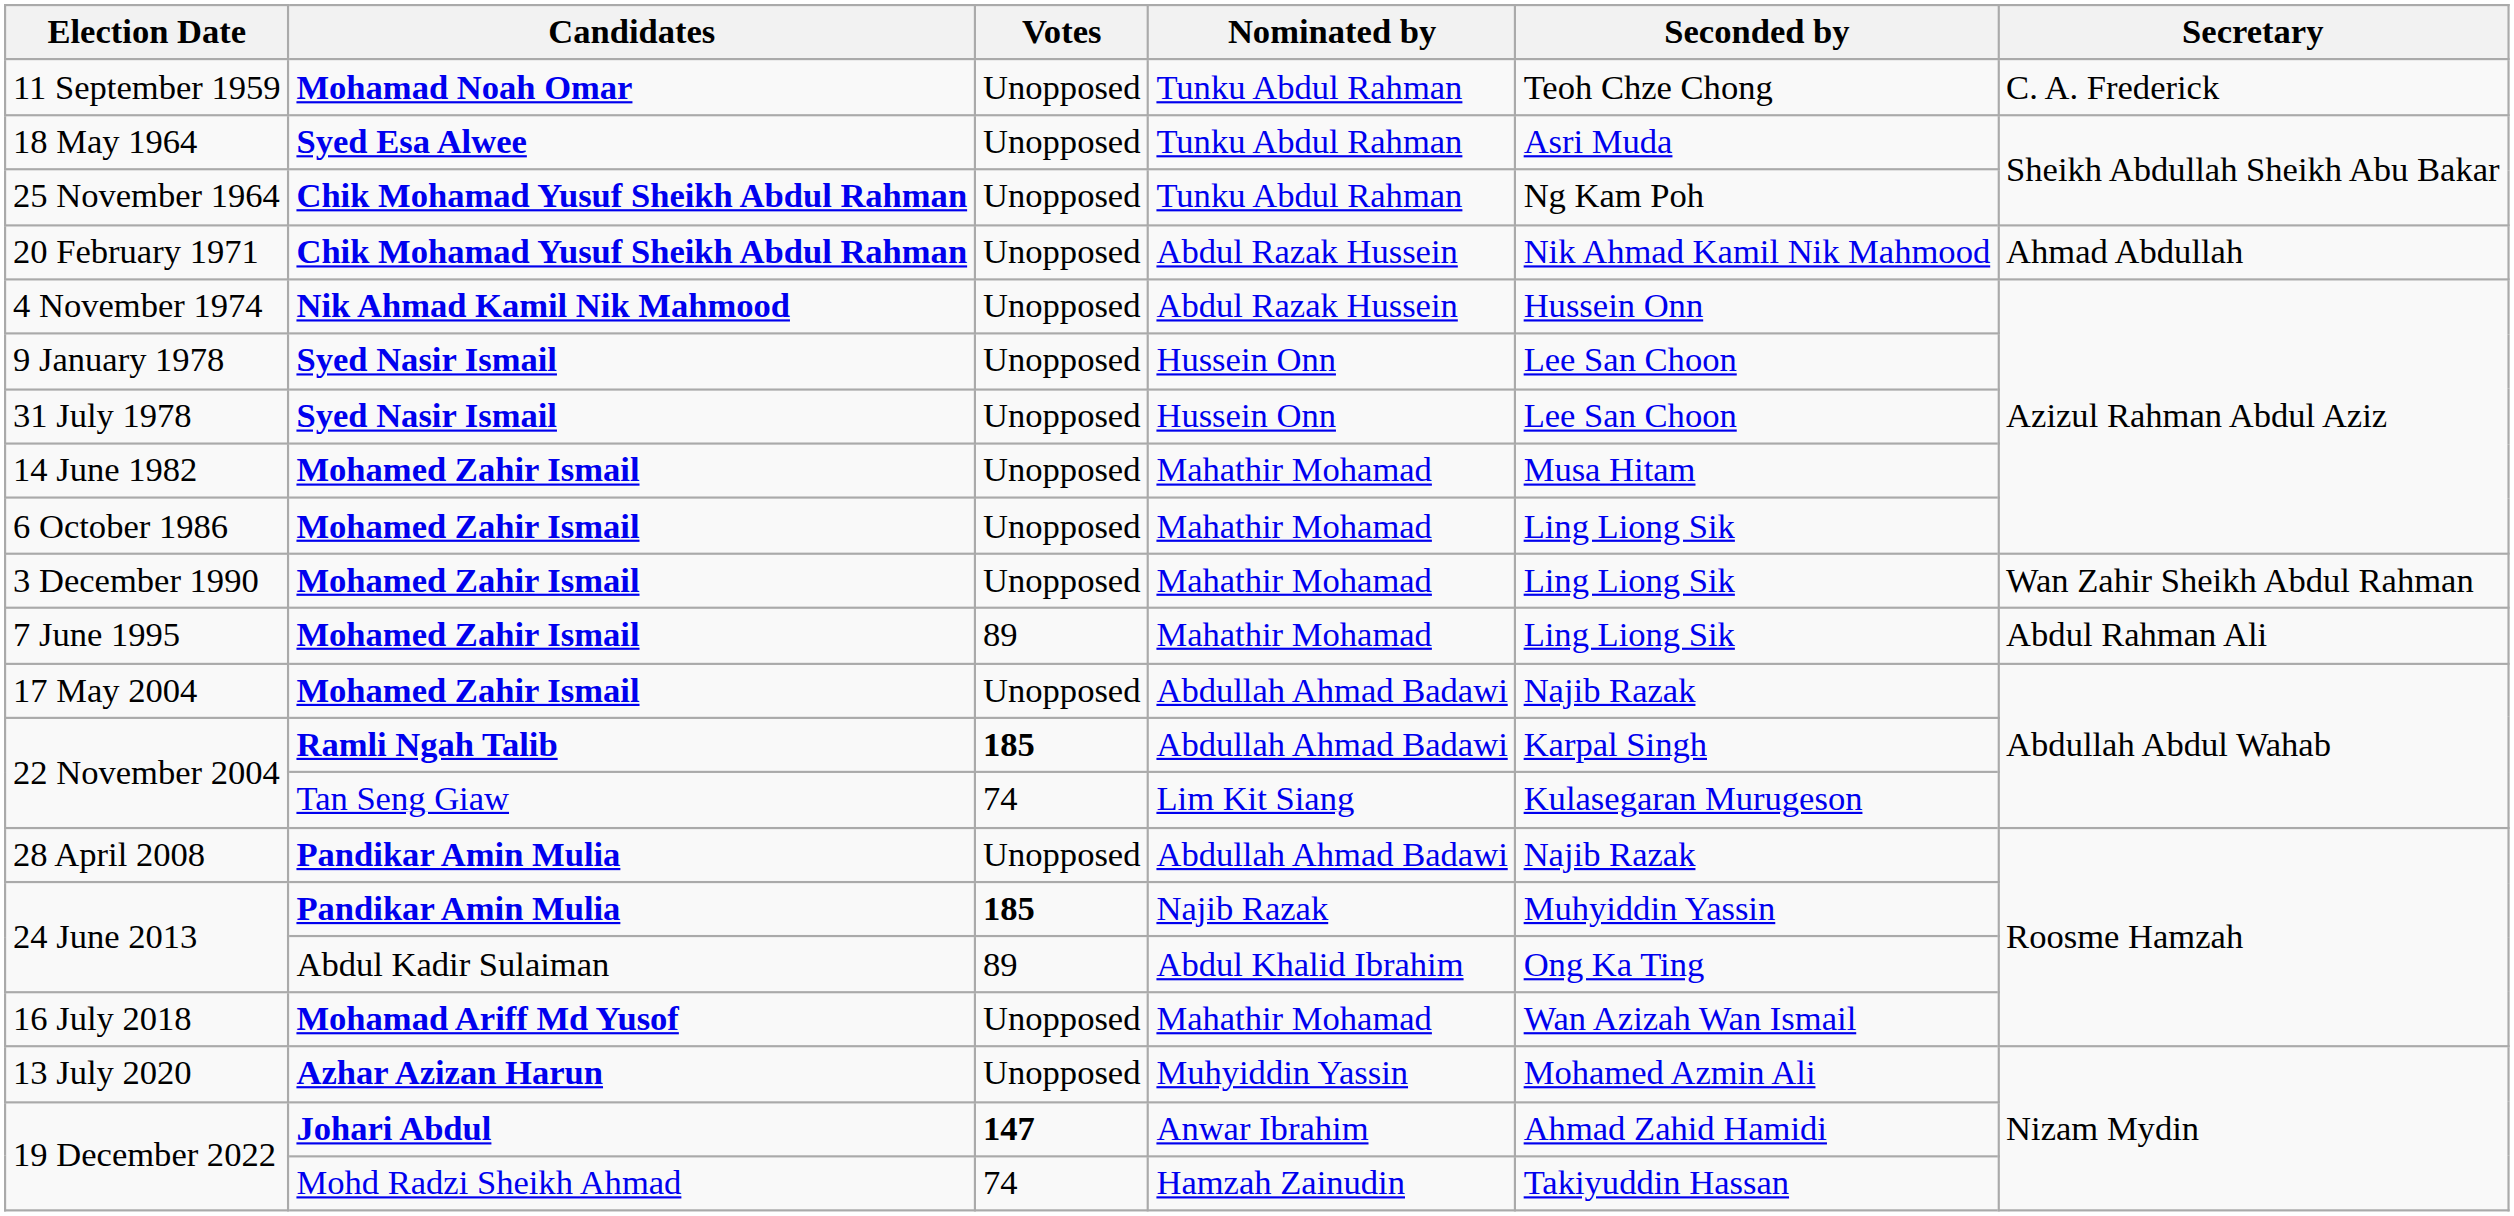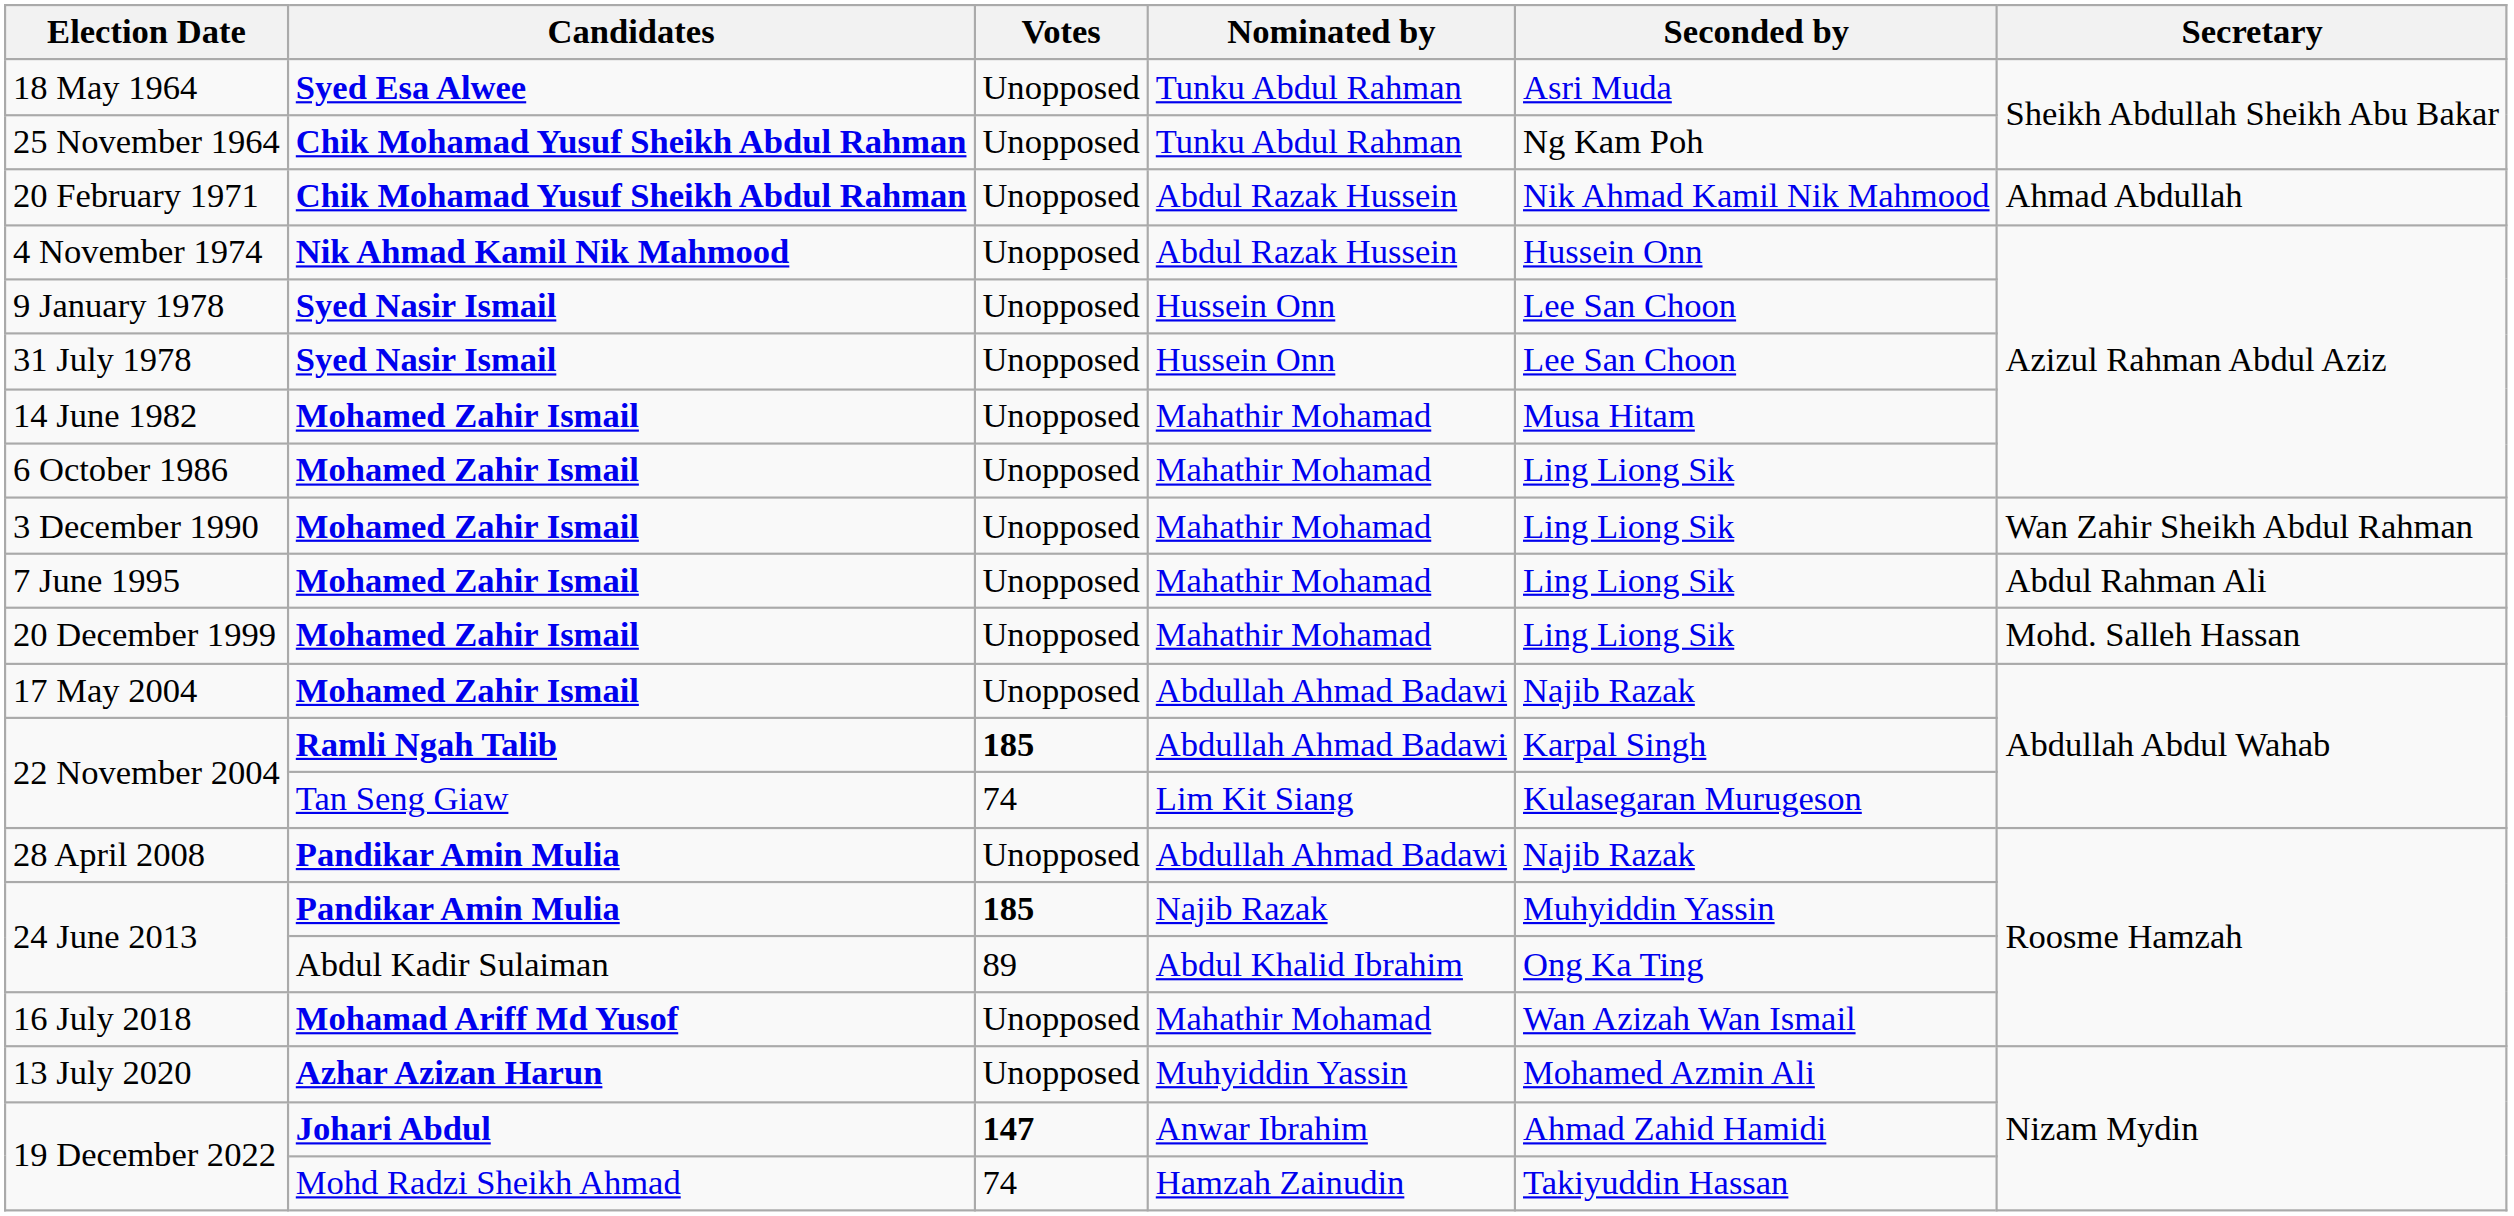- row: (147, 86)
(1000, 634) 89 -> (1061, 580) Unopposed
+ row: (145, 634)
